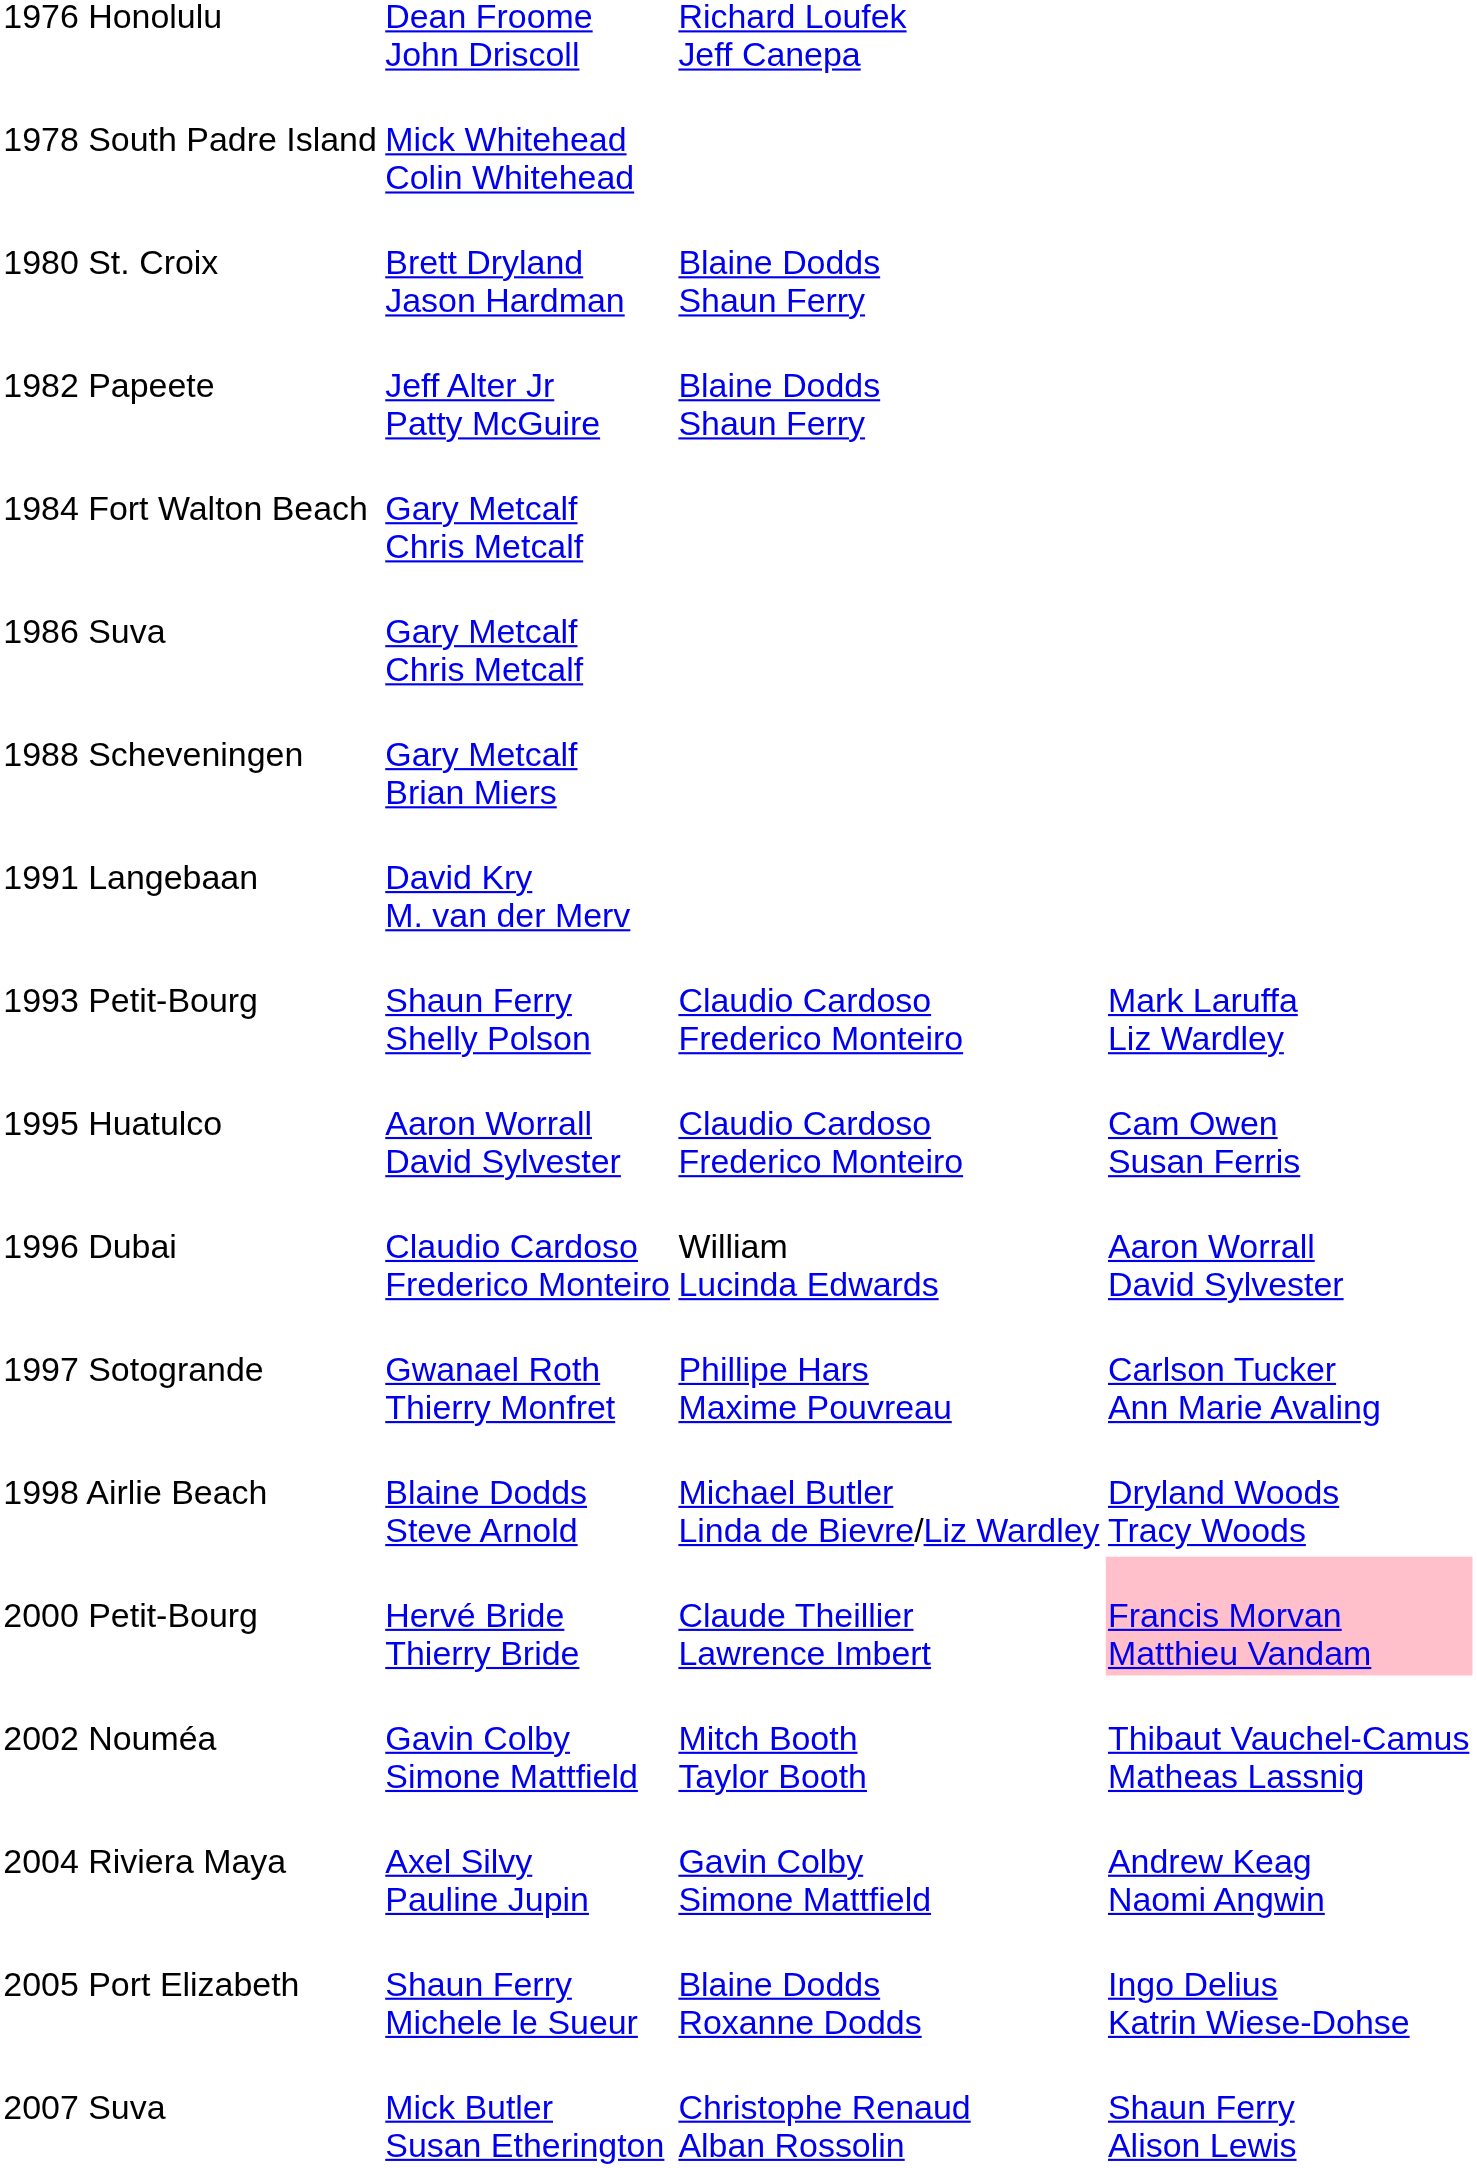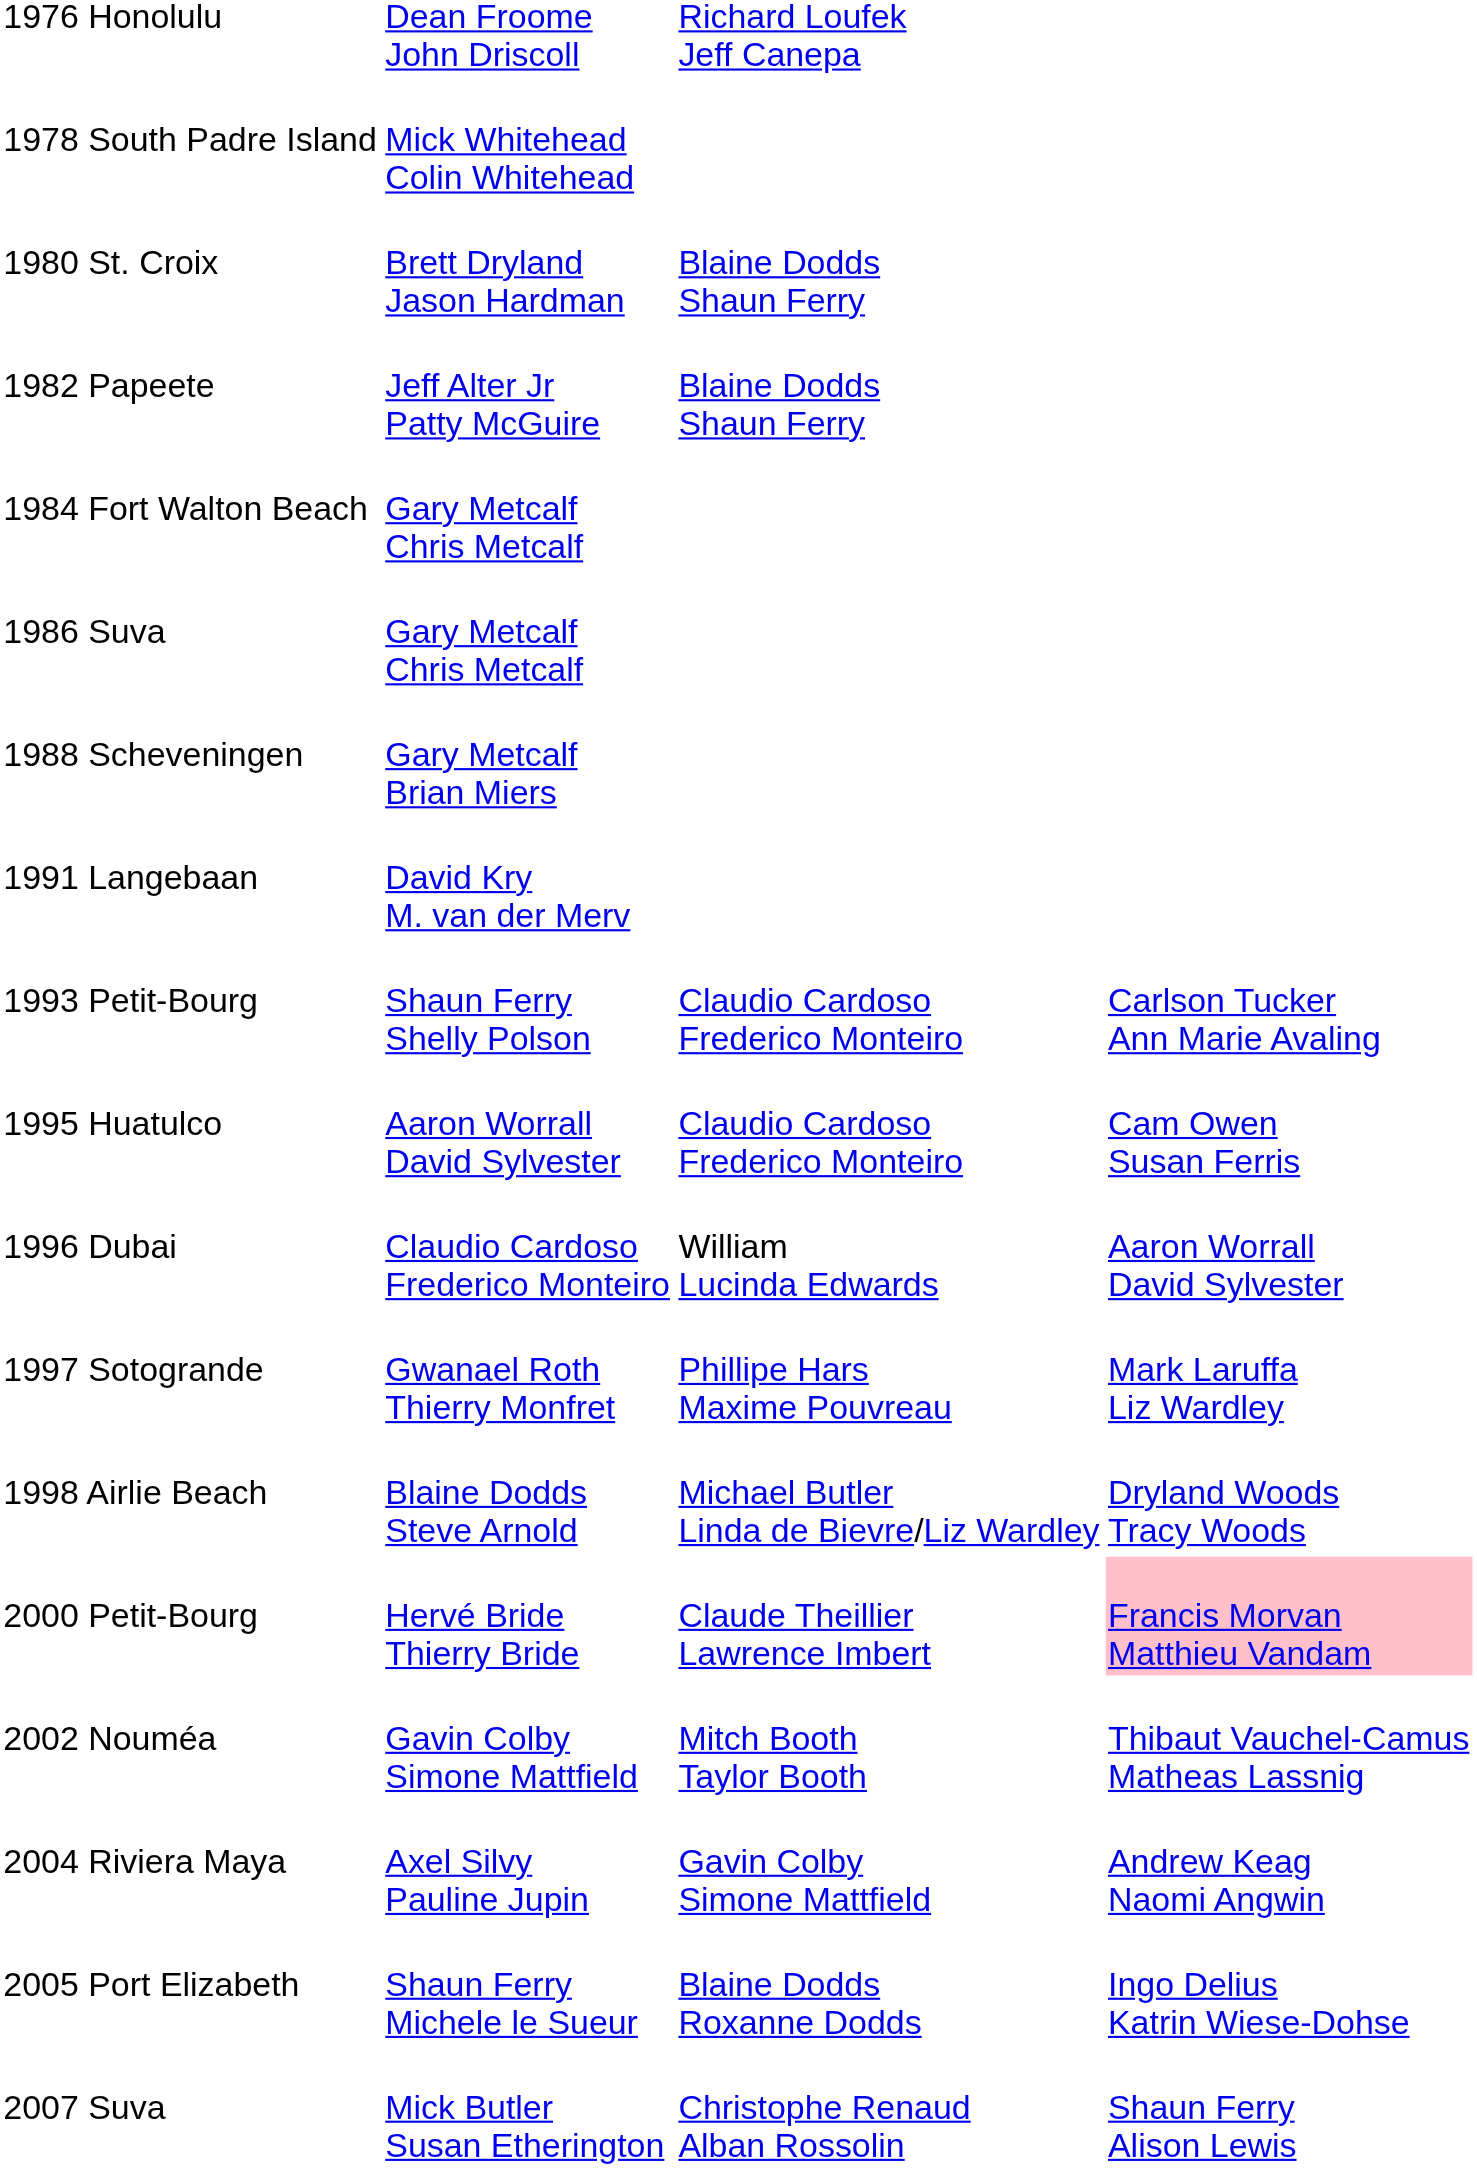(1203, 1019) Mark Laruffa Liz Wardley -> (1244, 1019) Carlson Tucker Ann Marie Avaling
(1244, 1388) Carlson Tucker Ann Marie Avaling -> (1203, 1388) Mark Laruffa Liz Wardley
